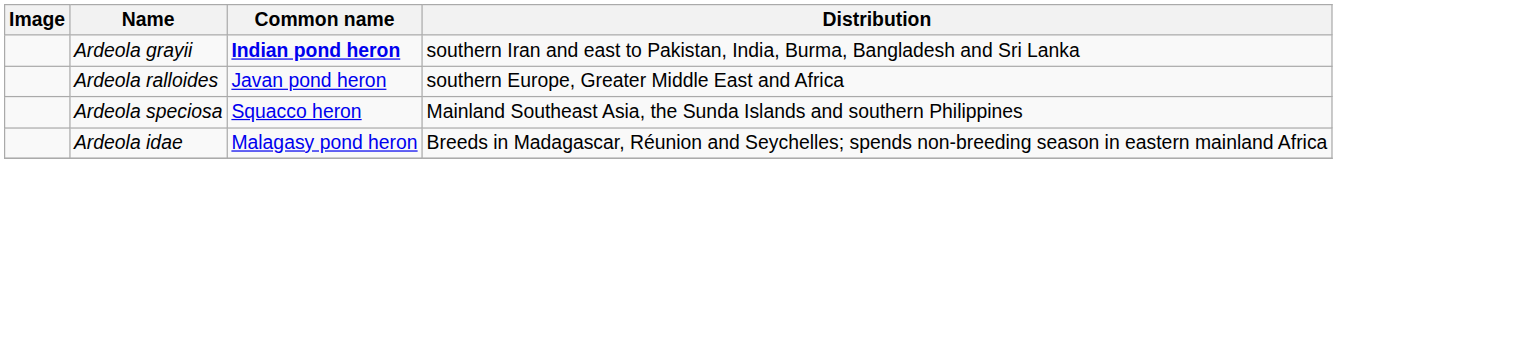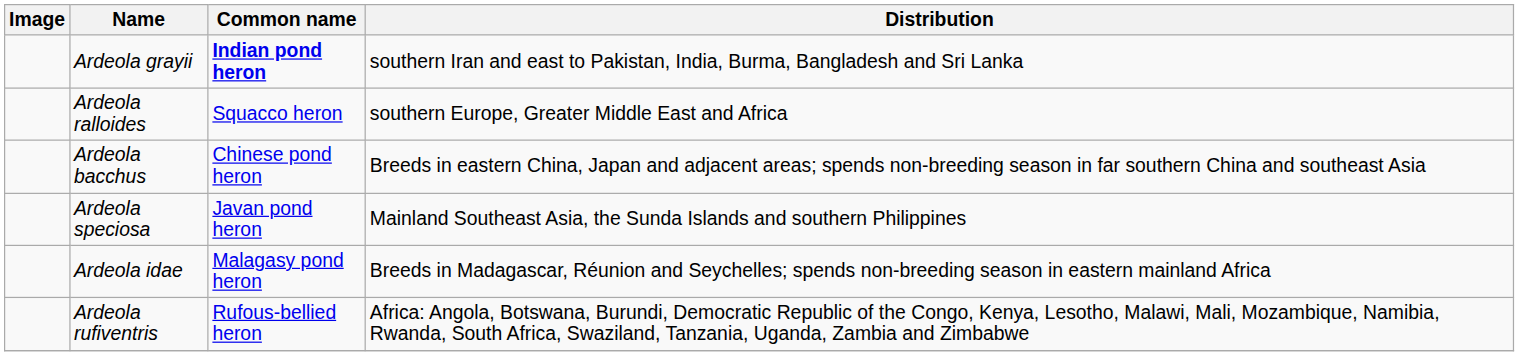(309, 81) Javan pond heron -> (278, 113) Squacco heron
+ row: (110, 166)
(297, 111) Squacco heron -> (262, 218) Javan pond heron
+ row: (116, 323)
